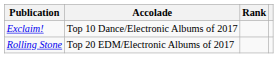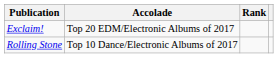(152, 28) Top 10 Dance/Electronic Albums of 2017 -> (151, 28) Top 20 EDM/Electronic Albums of 2017
(151, 45) Top 20 EDM/Electronic Albums of 2017 -> (152, 45) Top 10 Dance/Electronic Albums of 2017
